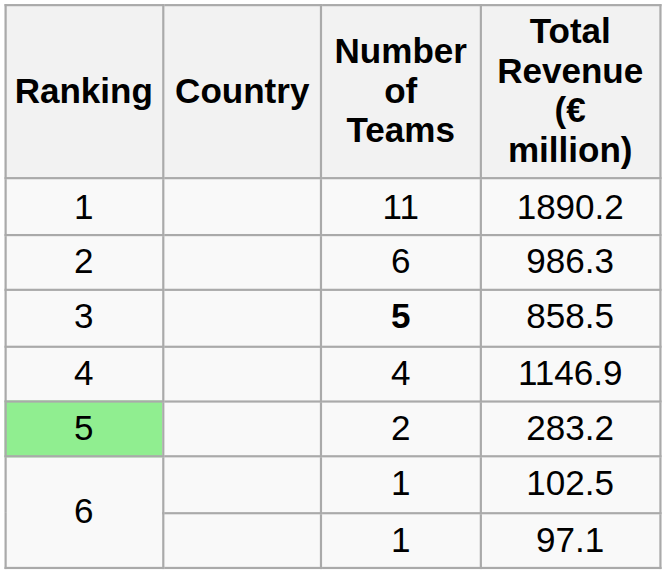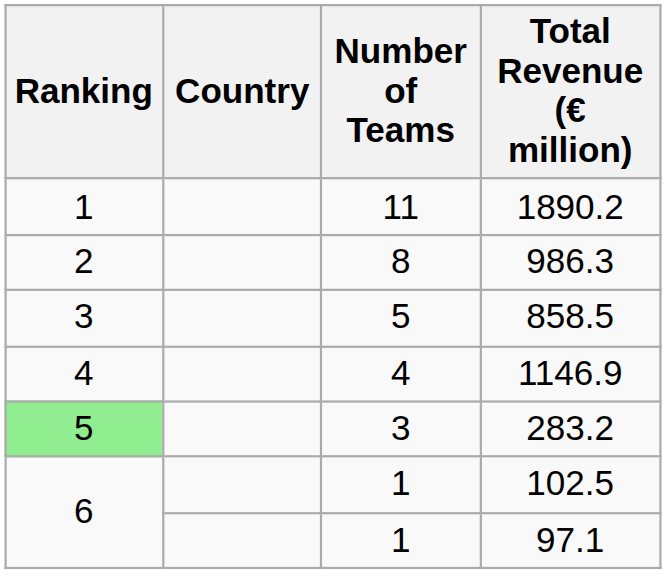(401, 261) 6 -> (401, 261) 8
(401, 317) bold -> (401, 317) normal
(401, 428) 2 -> (401, 428) 3
